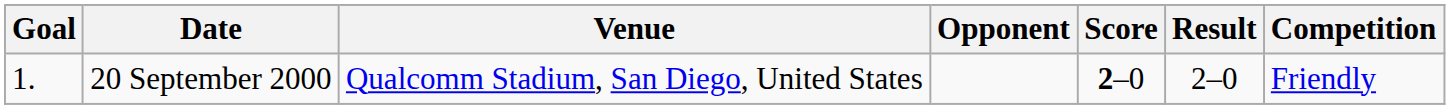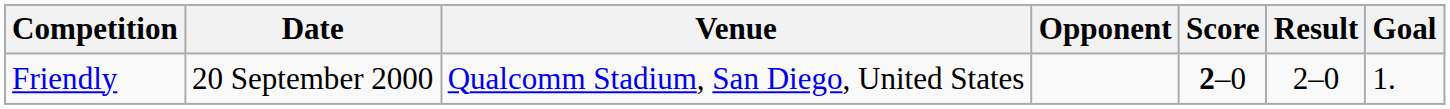columns swapped: (44, 29) <-> (1354, 29)
